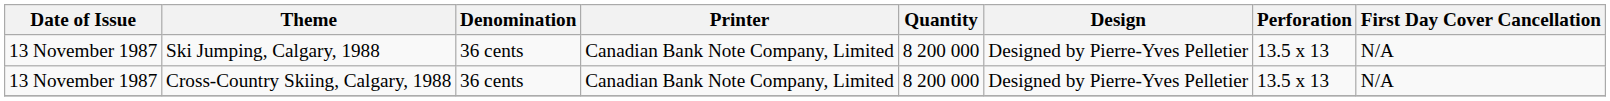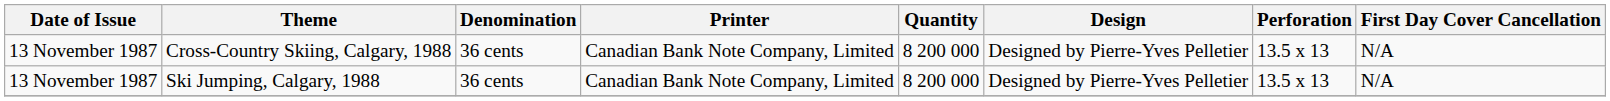rows swapped: (273, 50) <-> (309, 80)
